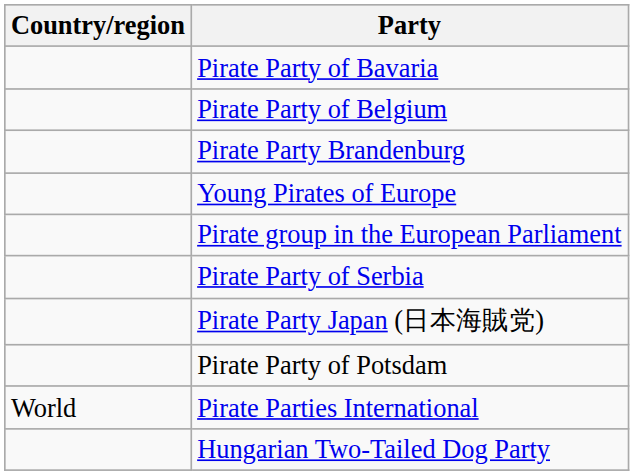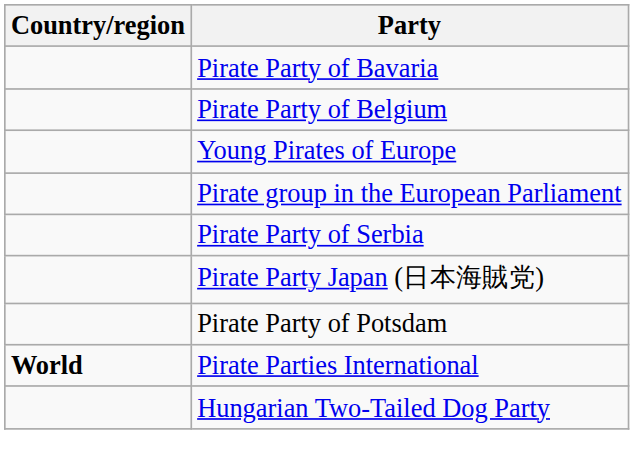- row: (331, 151)
(44, 407) normal -> (47, 365) bold
